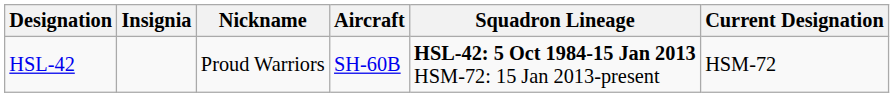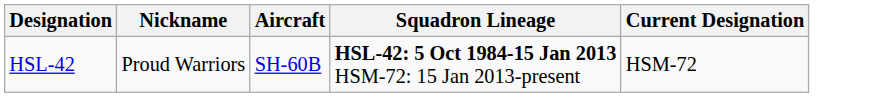- column: (156, 20)
